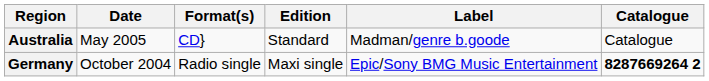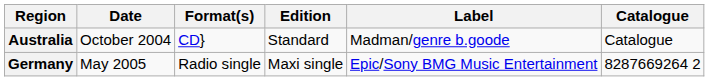(113, 40) May 2005 -> (126, 40) October 2004
(126, 64) October 2004 -> (113, 64) May 2005
(652, 64) bold -> (652, 64) normal
